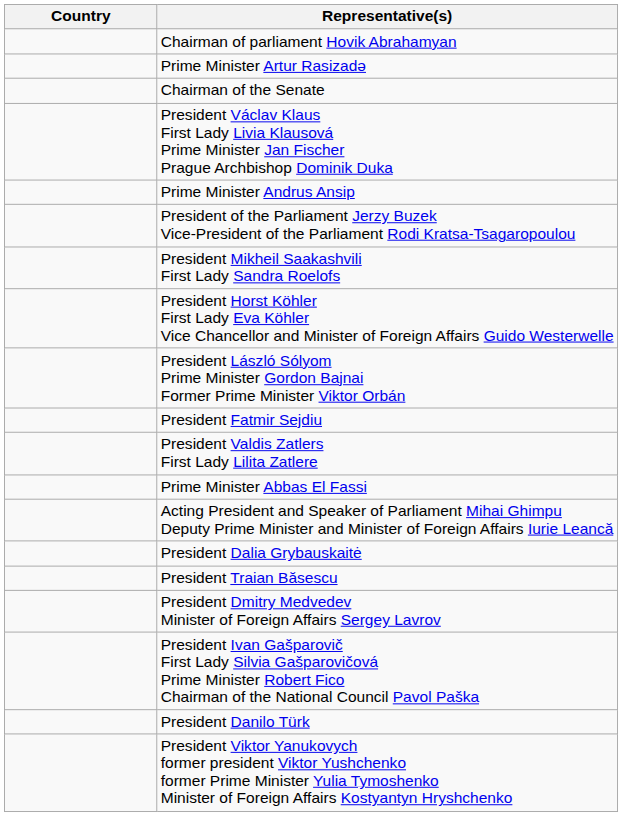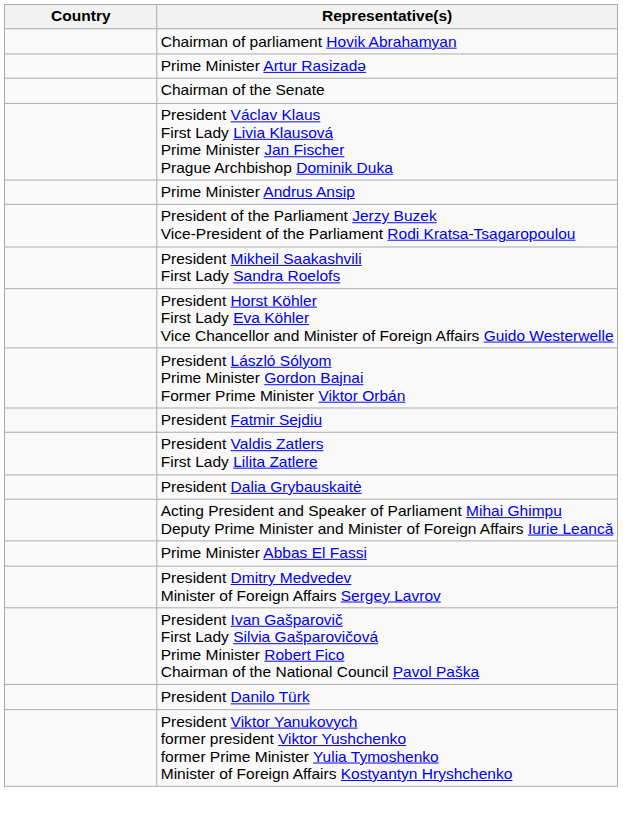rows swapped: (261, 553) <-> (264, 486)
- row: (249, 578)
